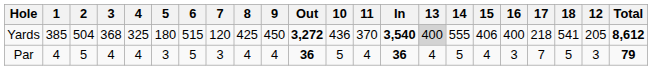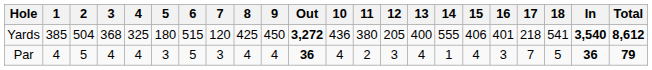columns swapped: (596, 14) <-> (400, 14)
(367, 34) 370 -> (367, 34) 380
(432, 34) lightgrey background -> (422, 34) no background
(514, 34) 400 -> (503, 34) 401
(340, 55) 5 -> (340, 55) 4
(367, 55) 4 -> (367, 55) 2
(459, 55) 5 -> (449, 55) 1
